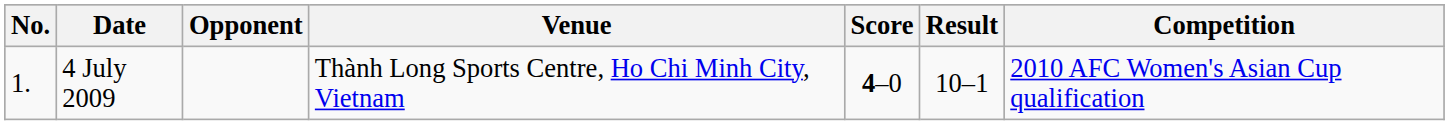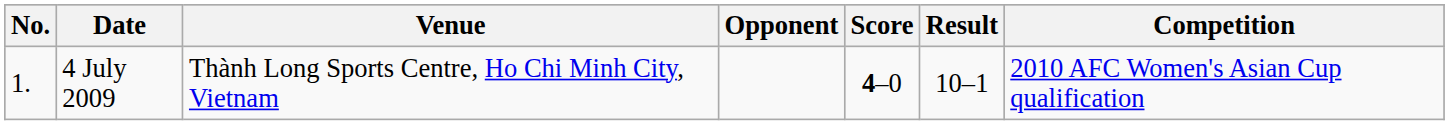columns swapped: (577, 25) <-> (246, 25)
